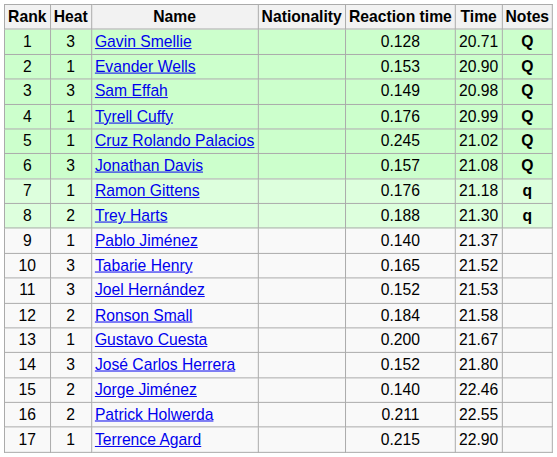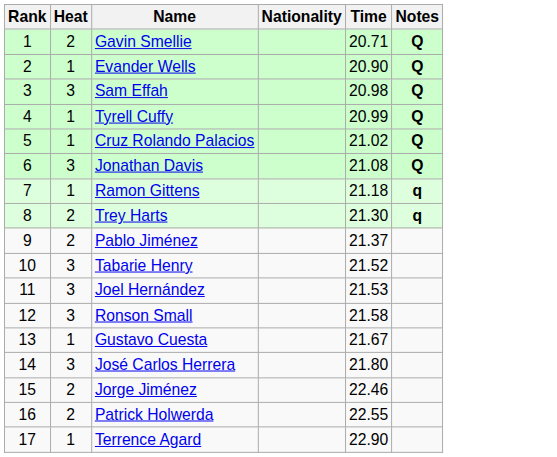- column: (400, 16)
(71, 41) 3 -> (71, 41) 2
(71, 240) 1 -> (71, 240) 2
(71, 315) 2 -> (71, 315) 3
